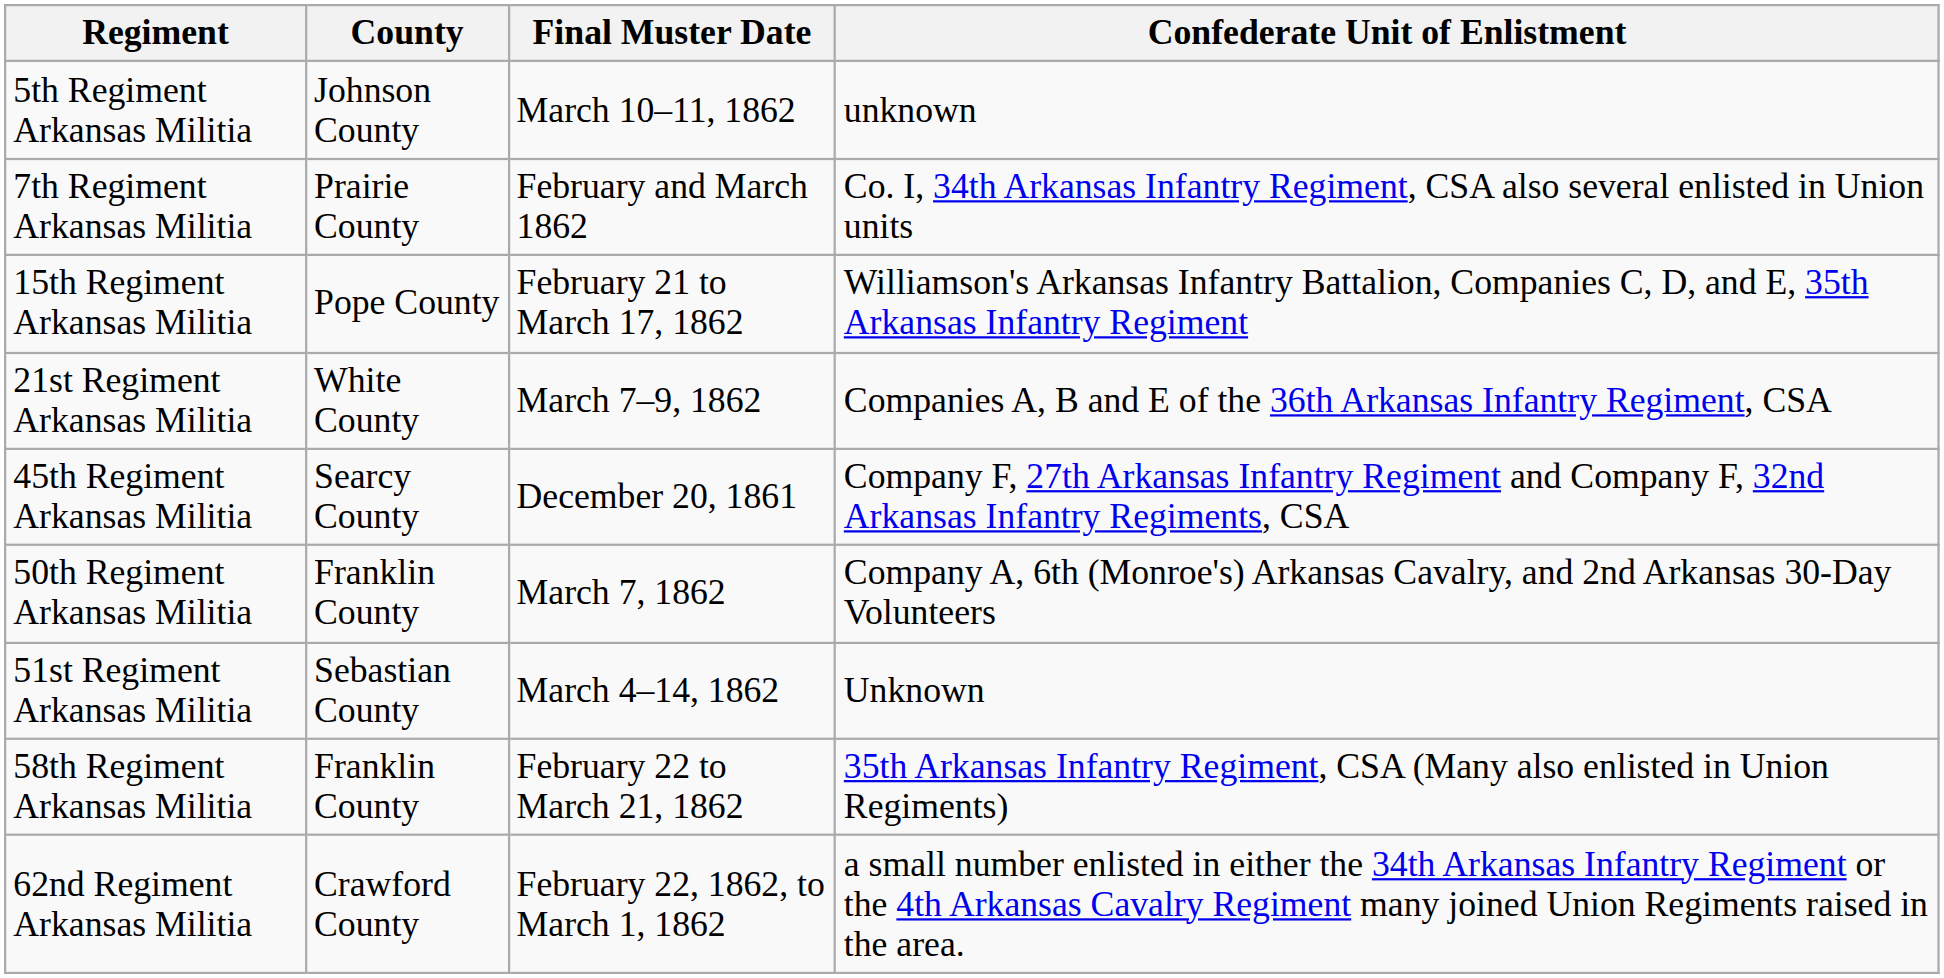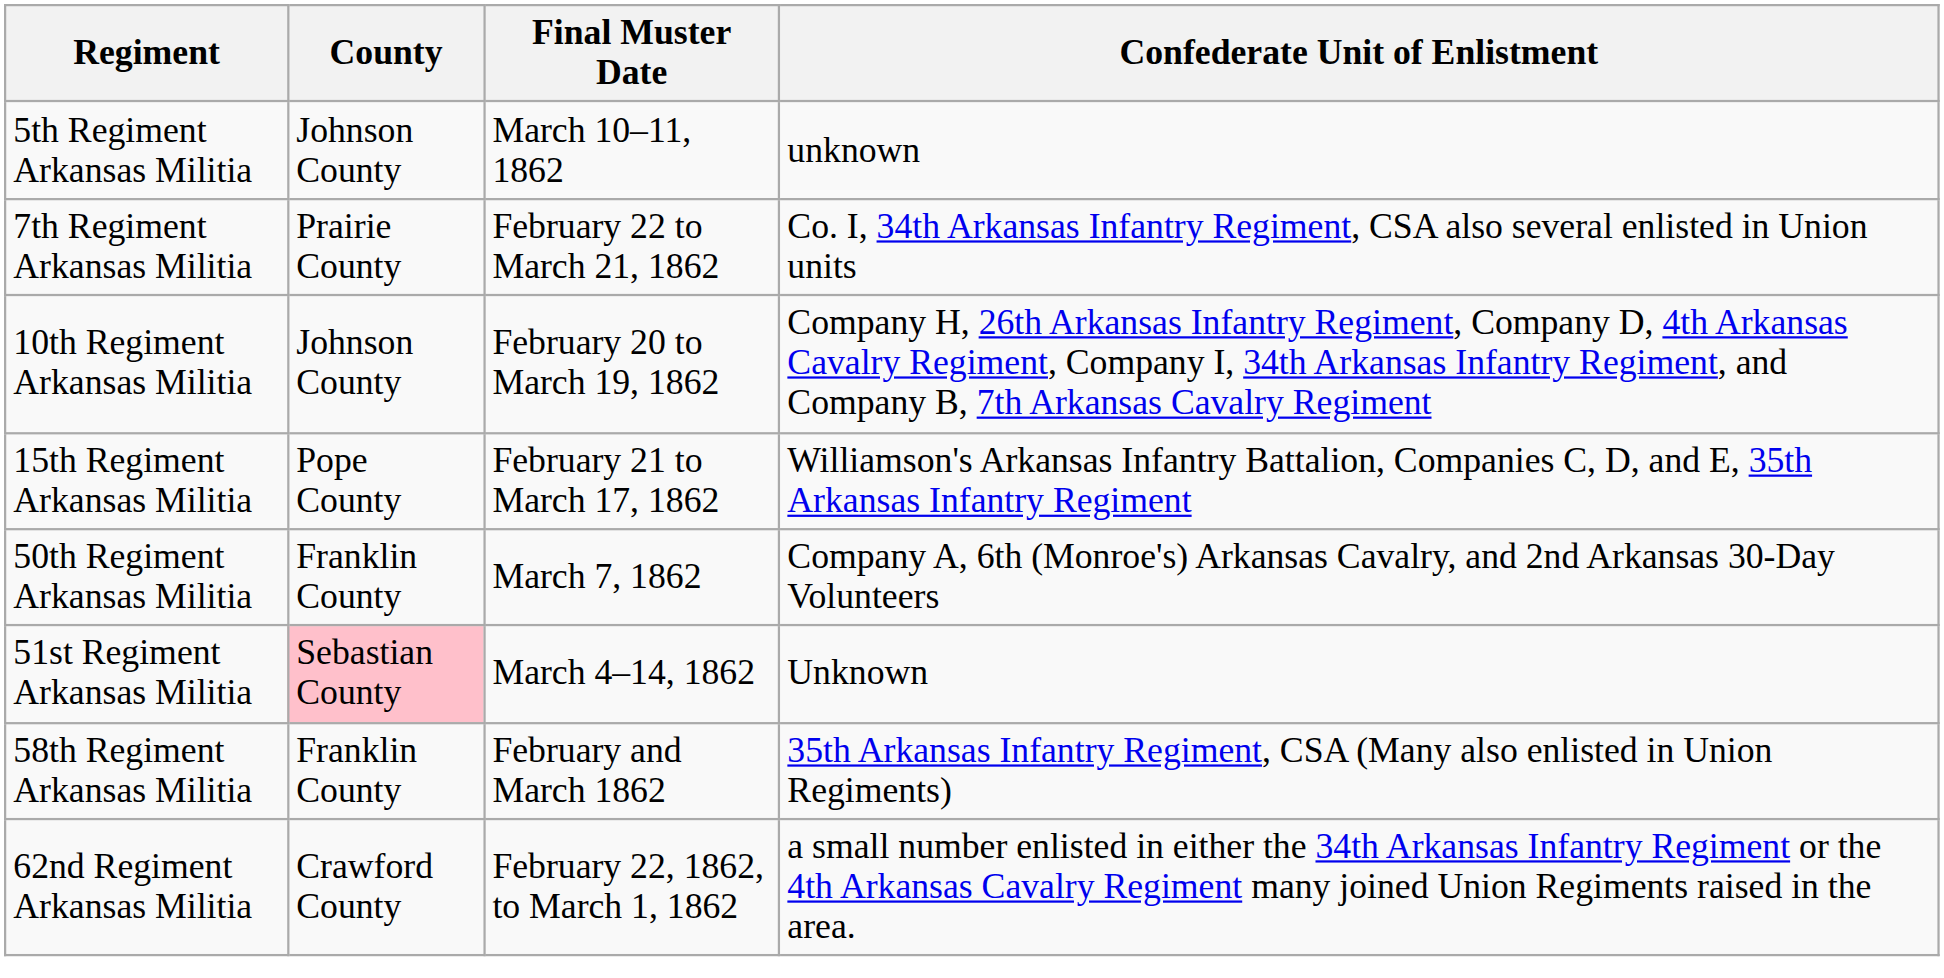(662, 206) February and March 1862 -> (606, 246) February 22 to March 21, 1862
+ row: (133, 363)
- row: (133, 399)
- row: (133, 496)
(382, 689) no background -> (365, 673) pink background
(630, 786) February 22 to March 21, 1862 -> (587, 770) February and March 1862
